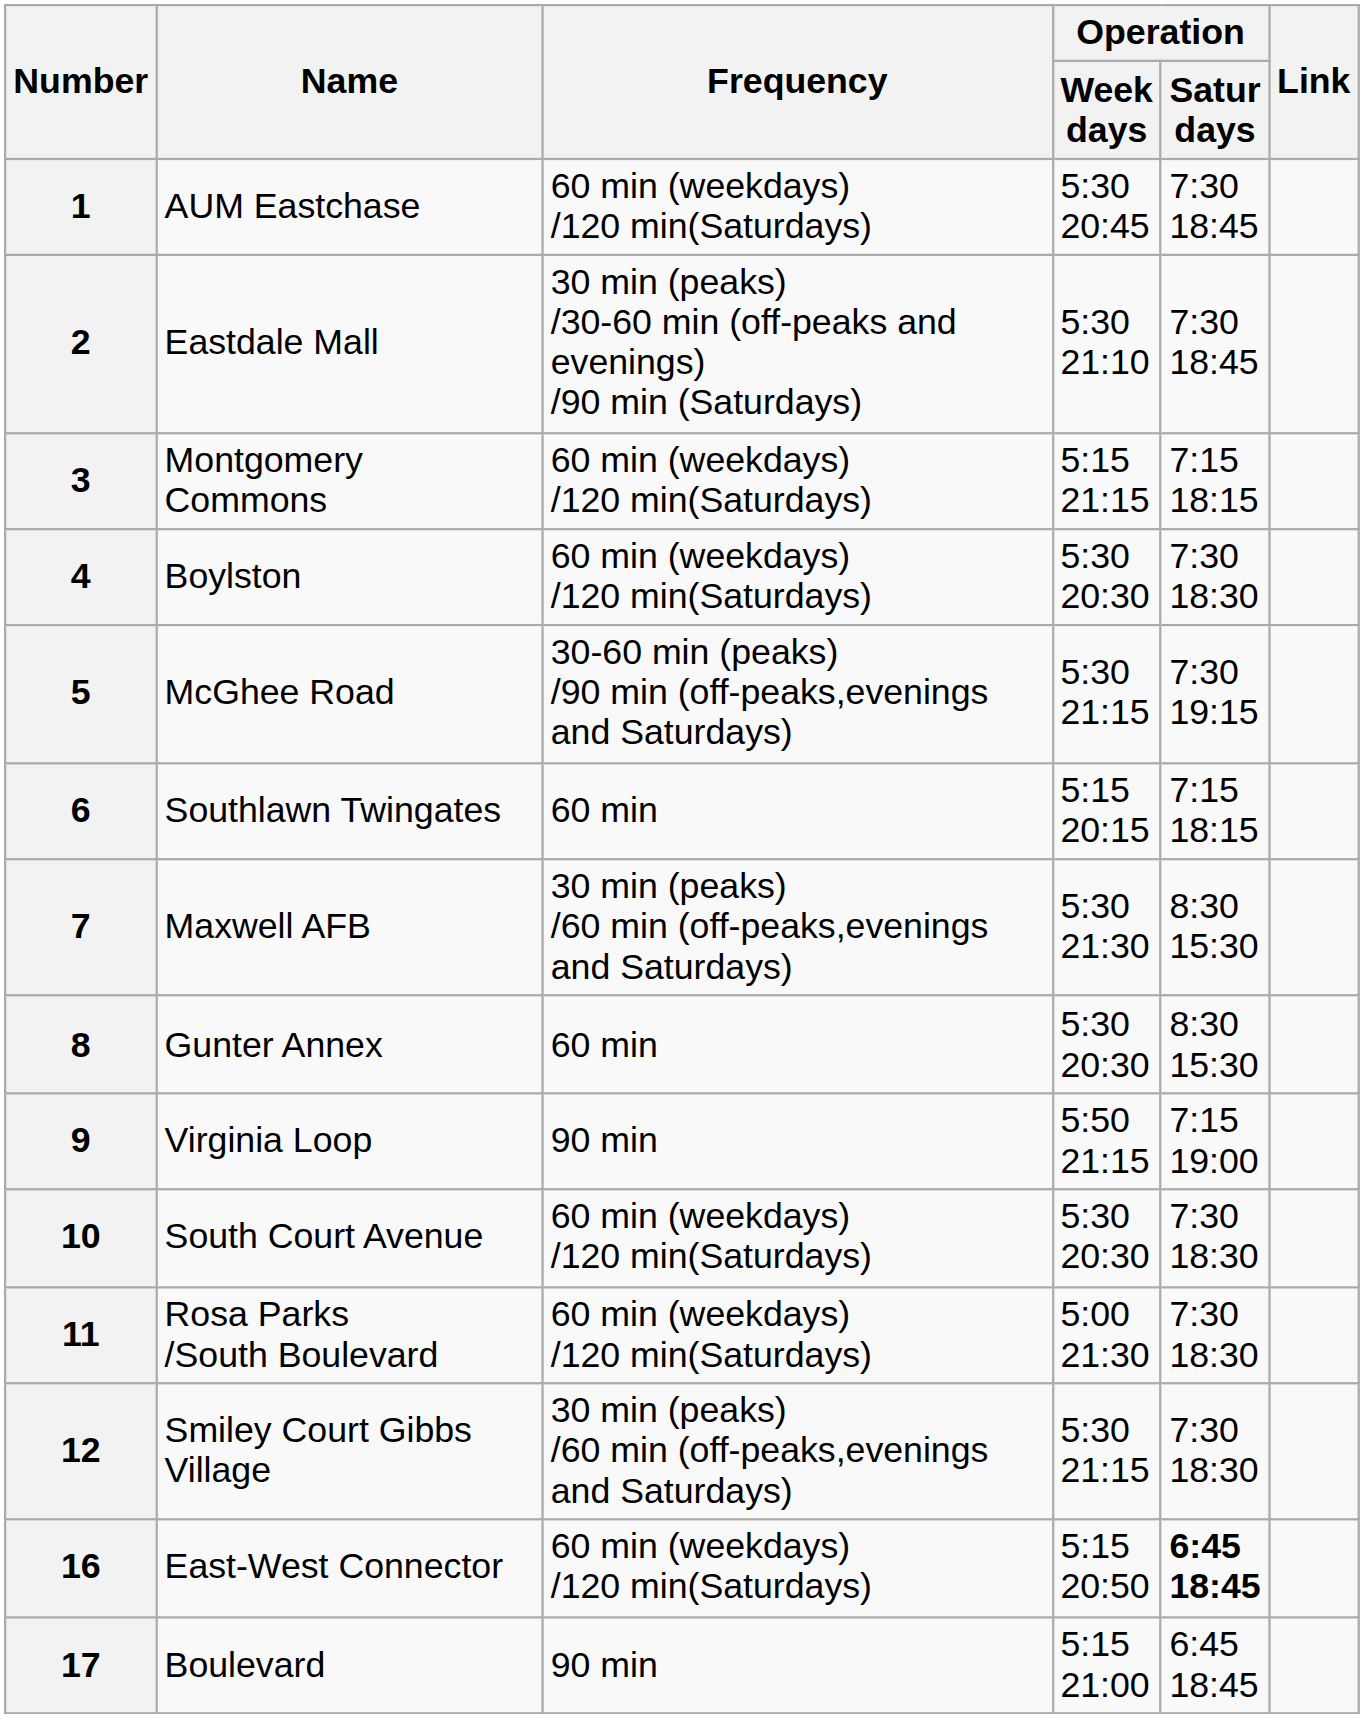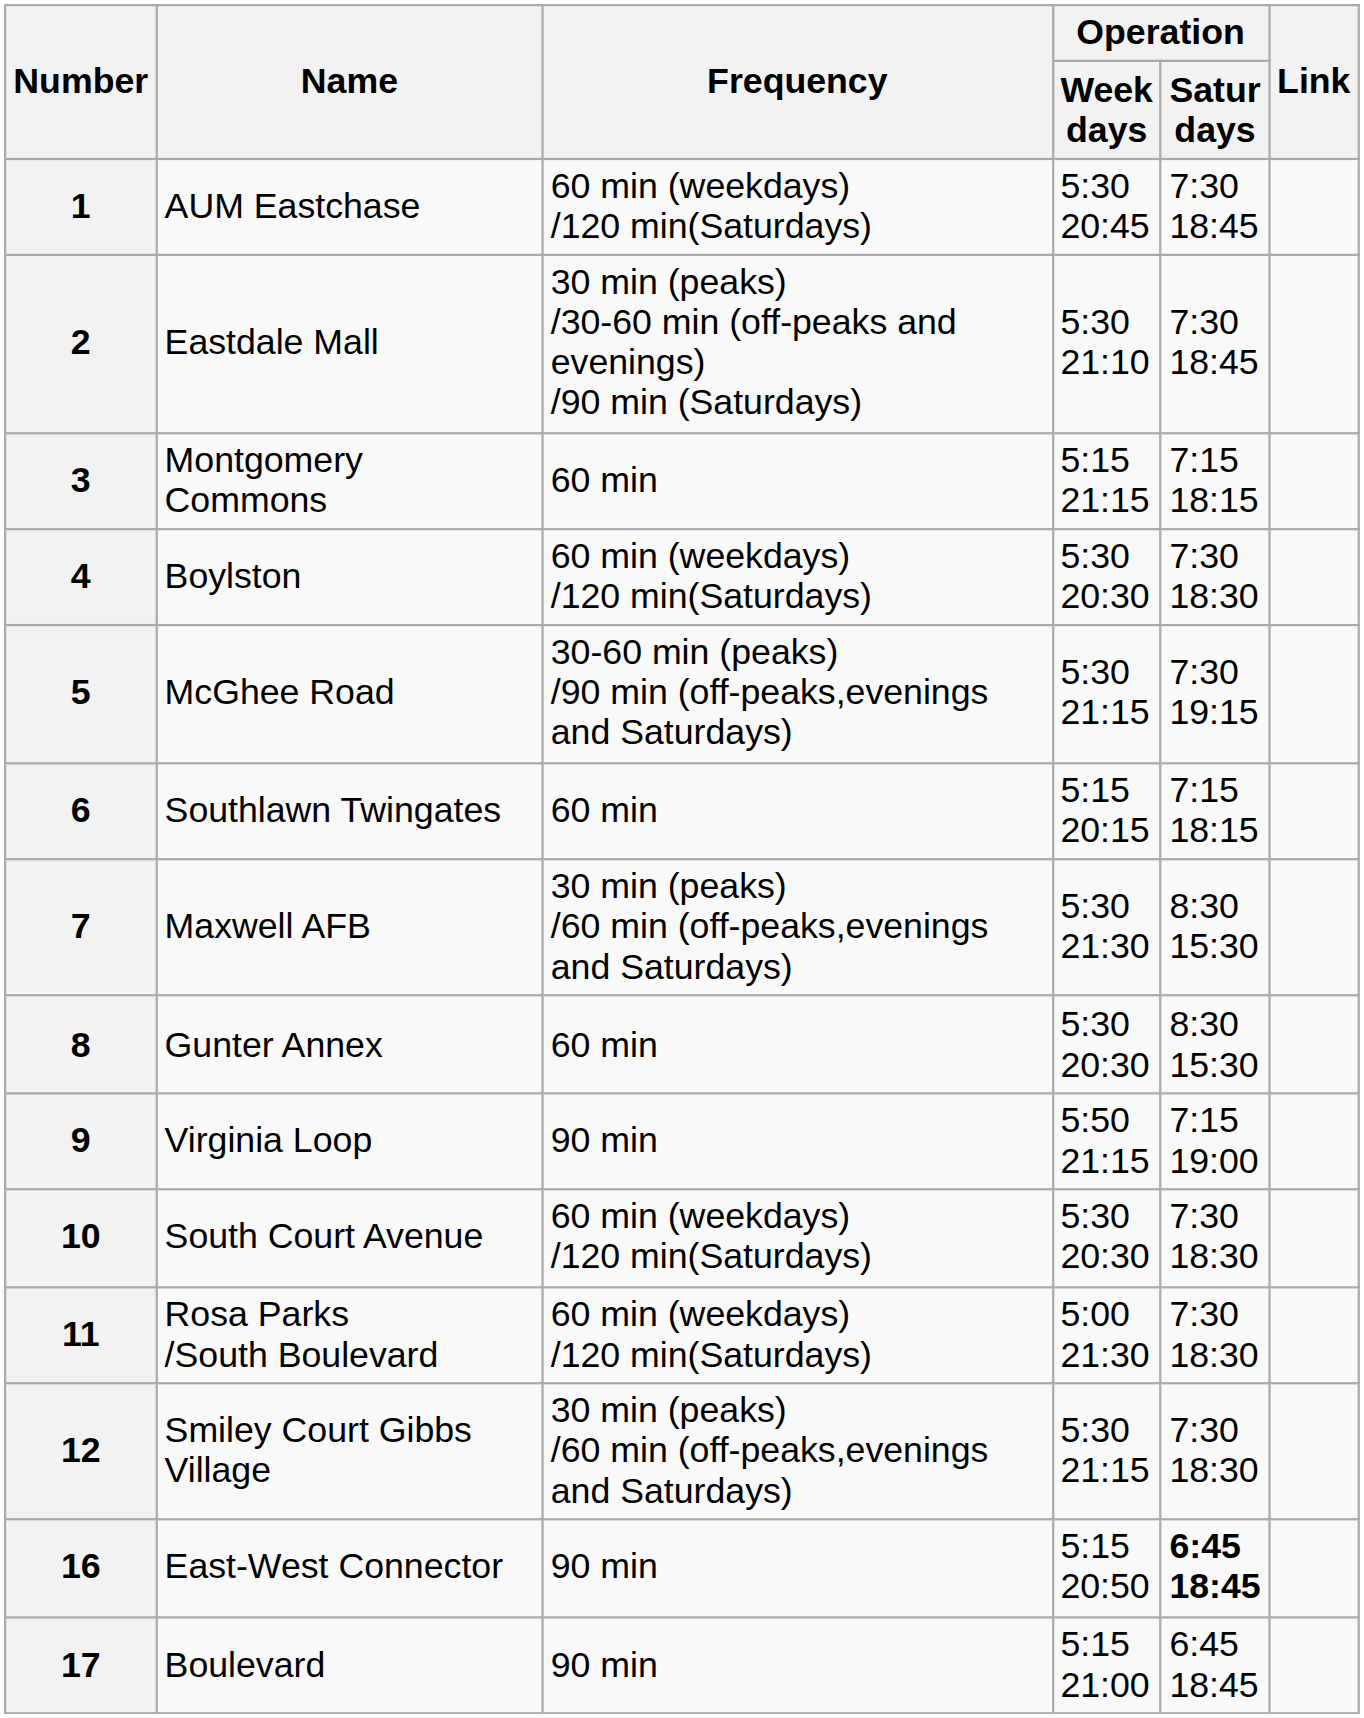(711, 479) 60 min (weekdays) /120 min(Saturdays) -> (604, 479) 60 min
(711, 1567) 60 min (weekdays) /120 min(Saturdays) -> (604, 1567) 90 min
